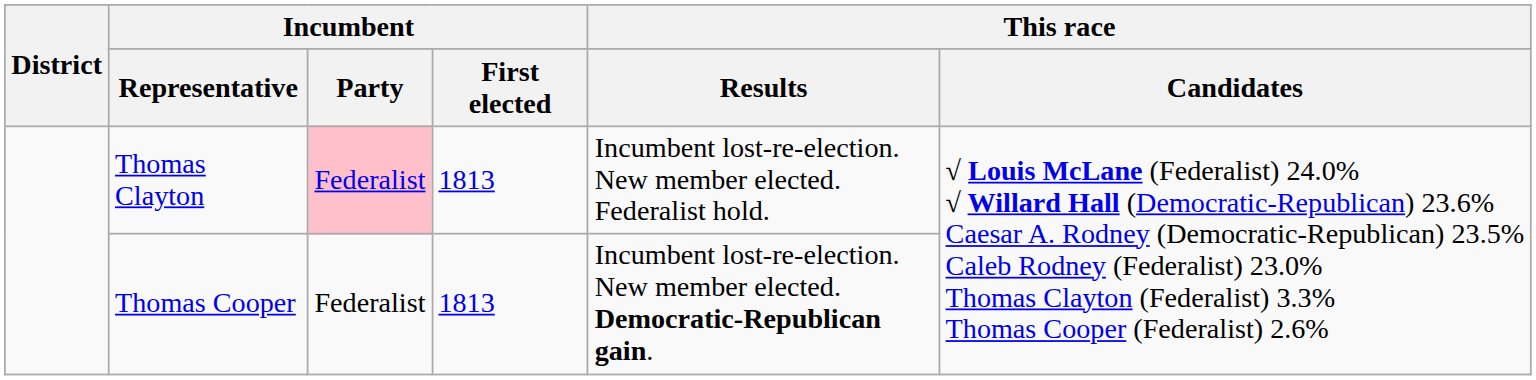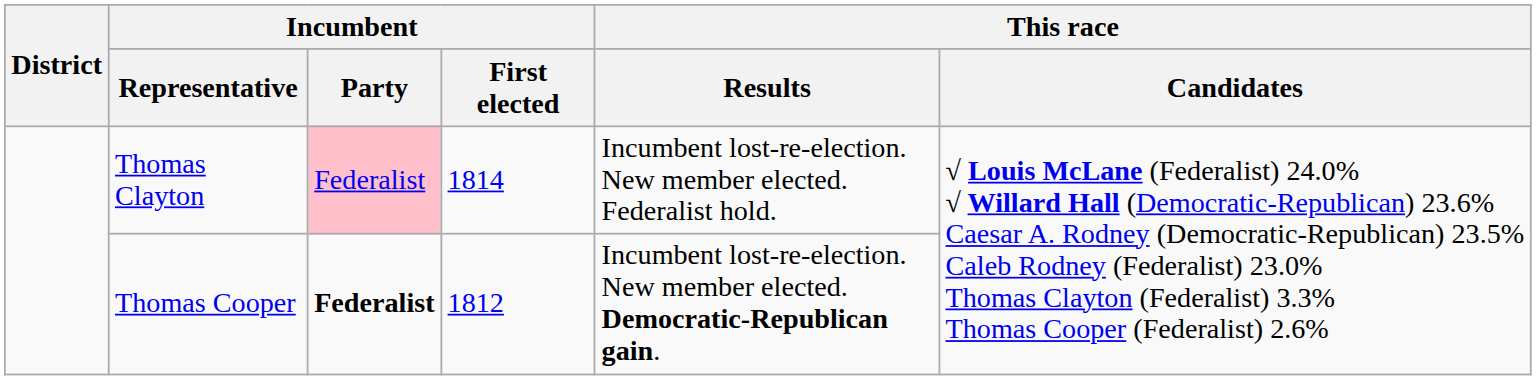(467, 179) 1813 -> (476, 179) 1814
(370, 303) normal -> (374, 303) bold
(467, 303) 1813 -> (476, 303) 1812
